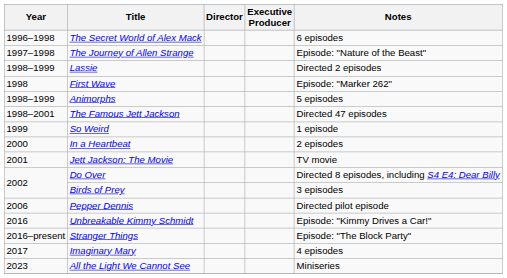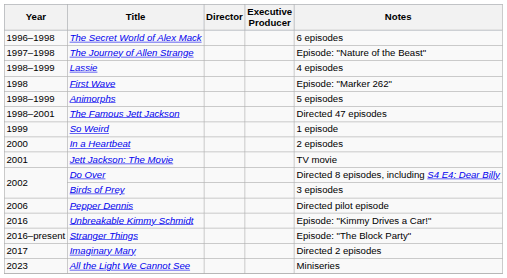(339, 68) Directed 2 episodes -> (320, 68) 4 episodes
(320, 251) 4 episodes -> (339, 251) Directed 2 episodes
